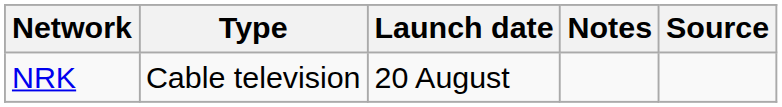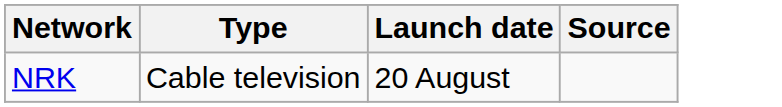- column: (610, 28)
